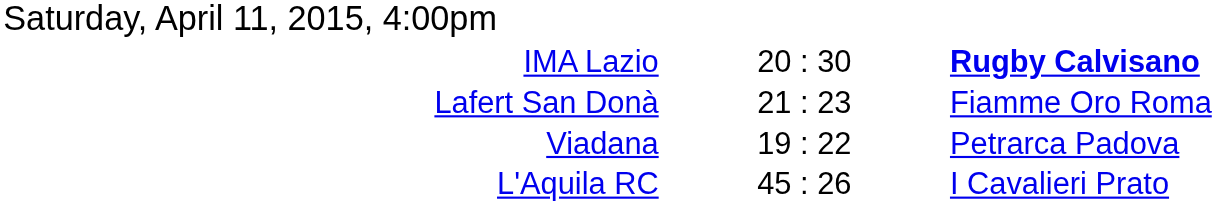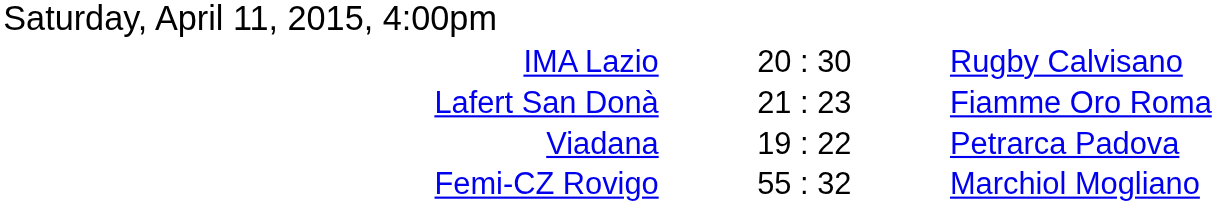(1075, 62) bold -> (1066, 62) normal
- row: (578, 184)
+ row: (547, 184)
